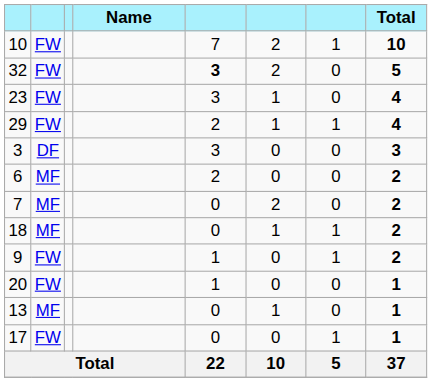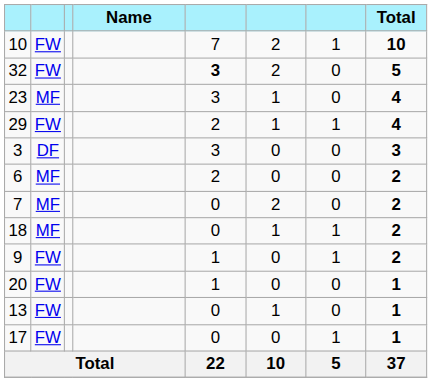(48, 97) FW -> (48, 97) MF
(48, 310) MF -> (48, 310) FW
